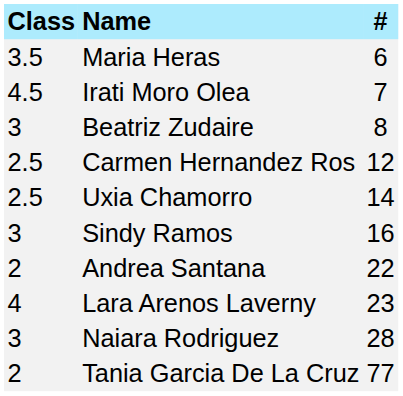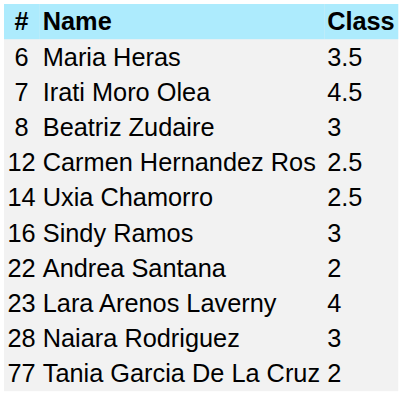columns swapped: (381, 22) <-> (41, 22)
